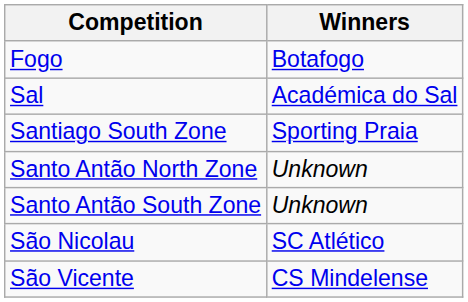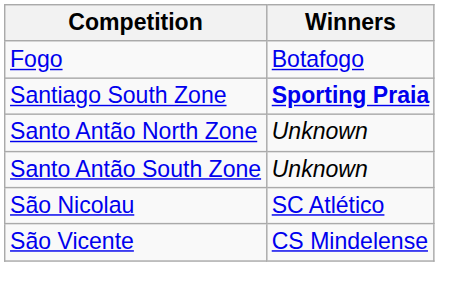- row: (27, 95)
(345, 132) normal -> (350, 95) bold
